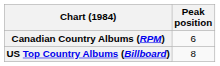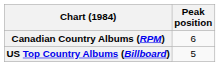(193, 54) 8 -> (193, 54) 5
